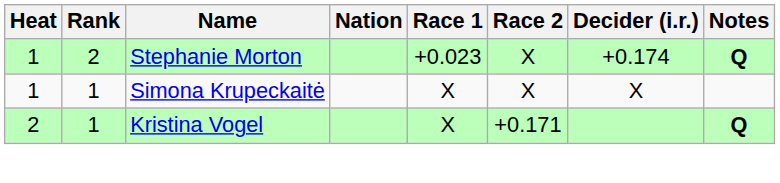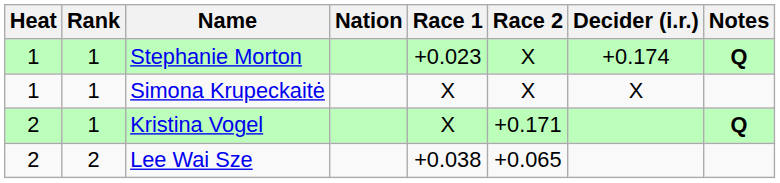(94, 56) 2 -> (94, 56) 1
+ row: (191, 159)
